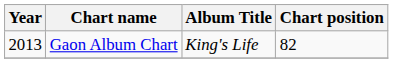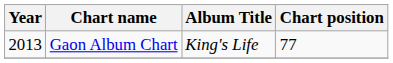(288, 44) 82 -> (288, 44) 77
